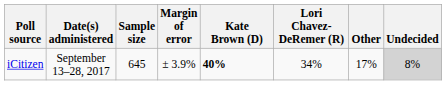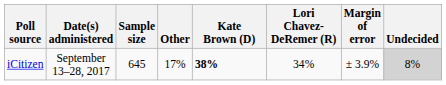columns swapped: (179, 26) <-> (366, 39)
(214, 64) 40% -> (207, 64) 38%
